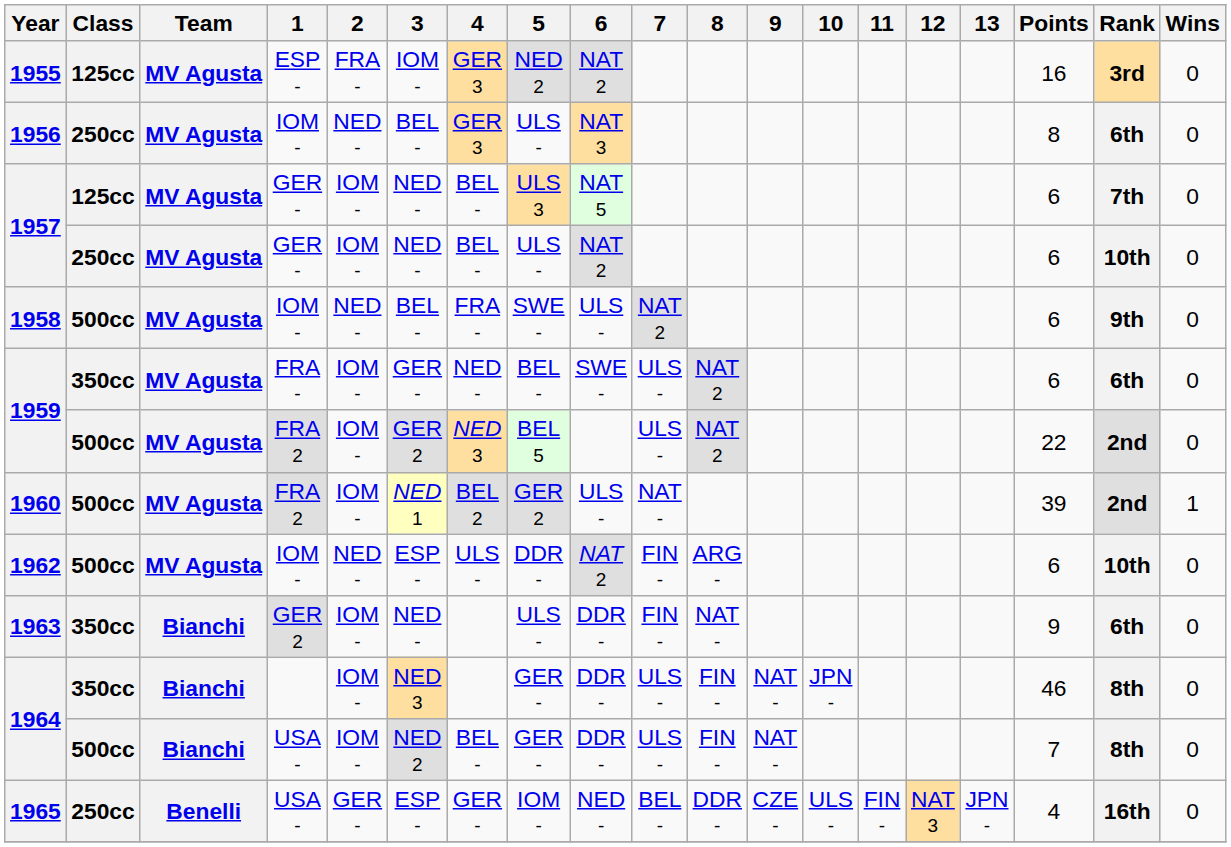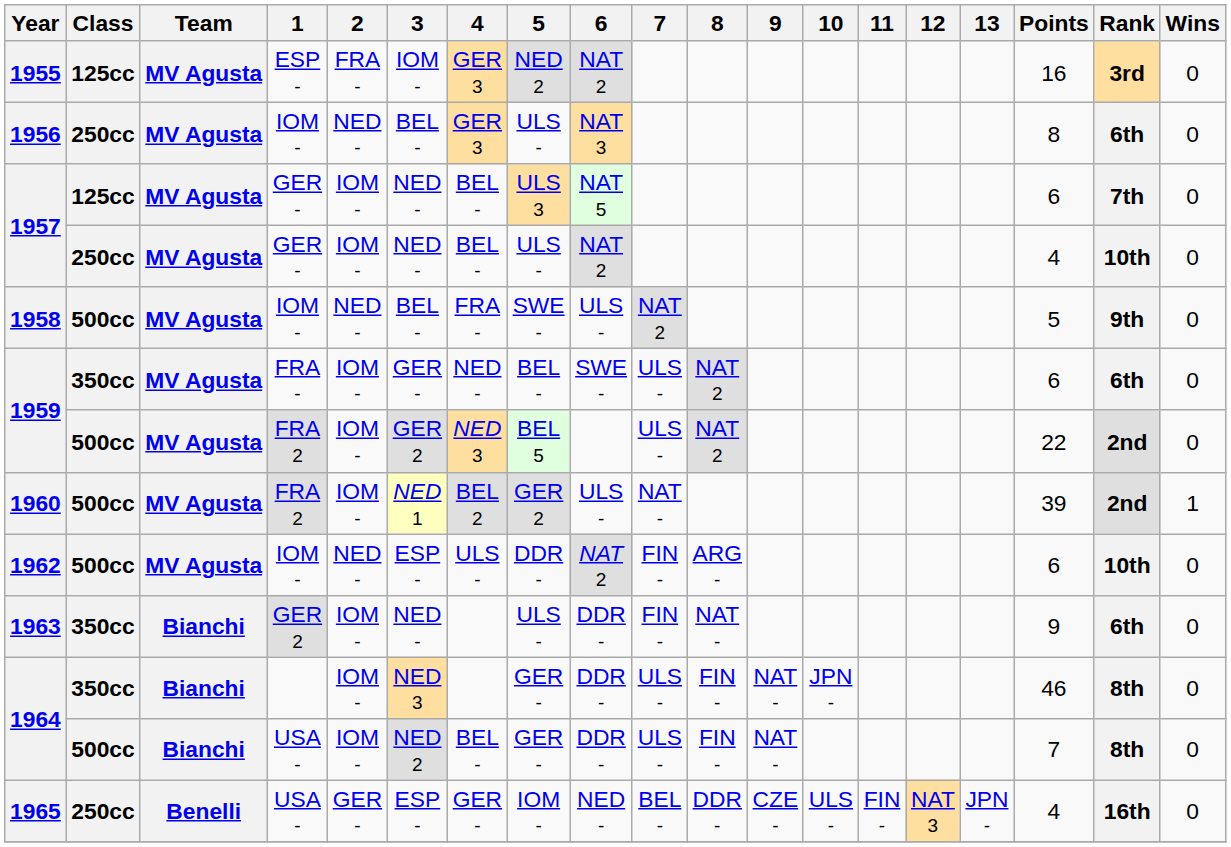(1054, 257) 6 -> (1054, 257) 4
(1054, 318) 6 -> (1054, 318) 5
